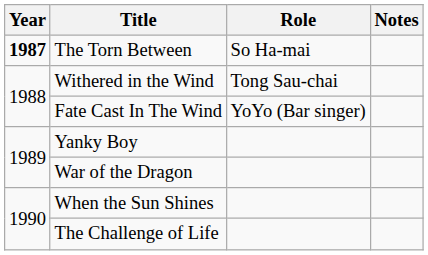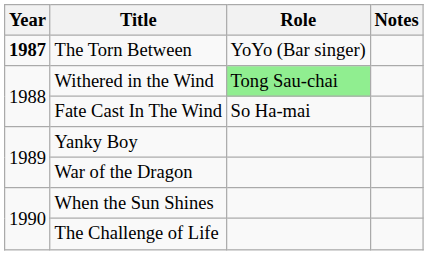(270, 50) So Ha-mai -> (298, 50) YoYo (Bar singer)
(284, 81) no background -> (284, 81) lightgreen background
(298, 111) YoYo (Bar singer) -> (270, 111) So Ha-mai
